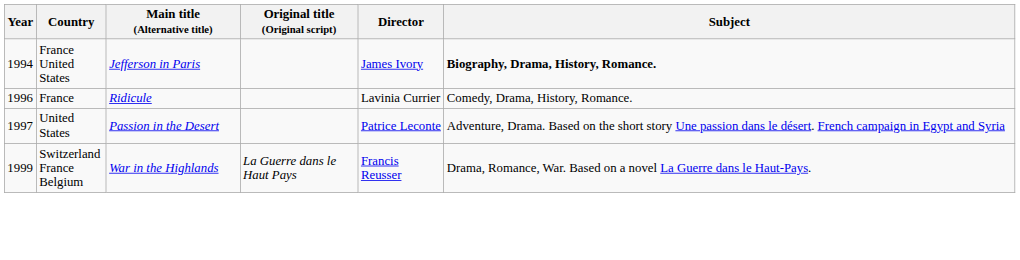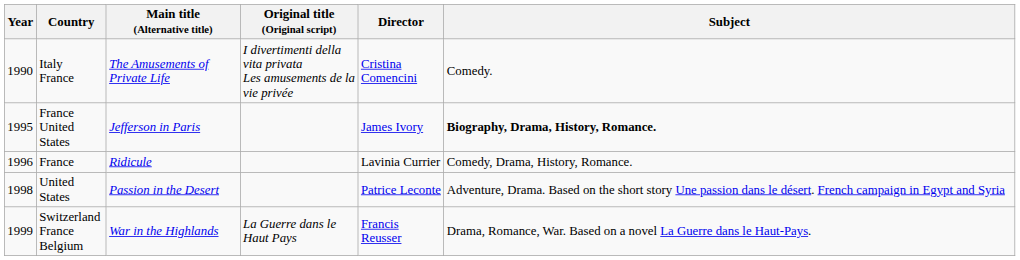+ row: (57, 70)
(20, 63) 1994 -> (20, 127) 1995
(20, 125) 1997 -> (20, 189) 1998
